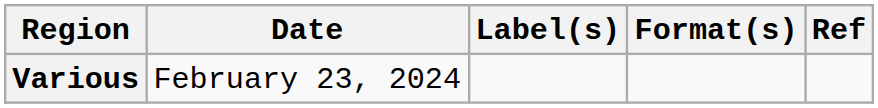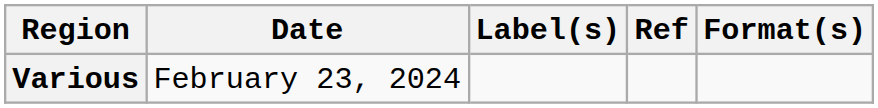columns swapped: (716, 30) <-> (839, 30)
